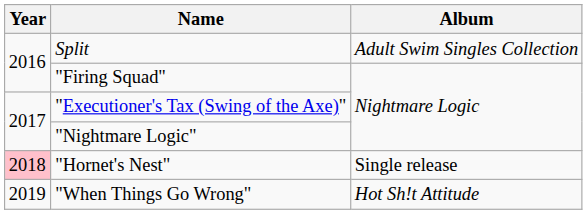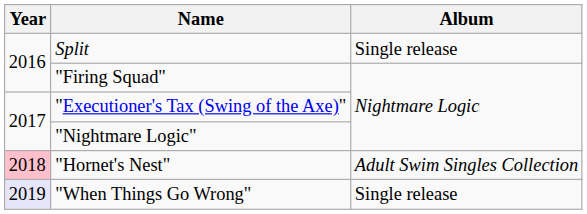(467, 48) Adult Swim Singles Collection -> (406, 48) Single release
(406, 164) Single release -> (467, 164) Adult Swim Singles Collection
(27, 194) no background -> (27, 194) lavender background
(417, 194) Hot Sh!t Attitude -> (406, 194) Single release
